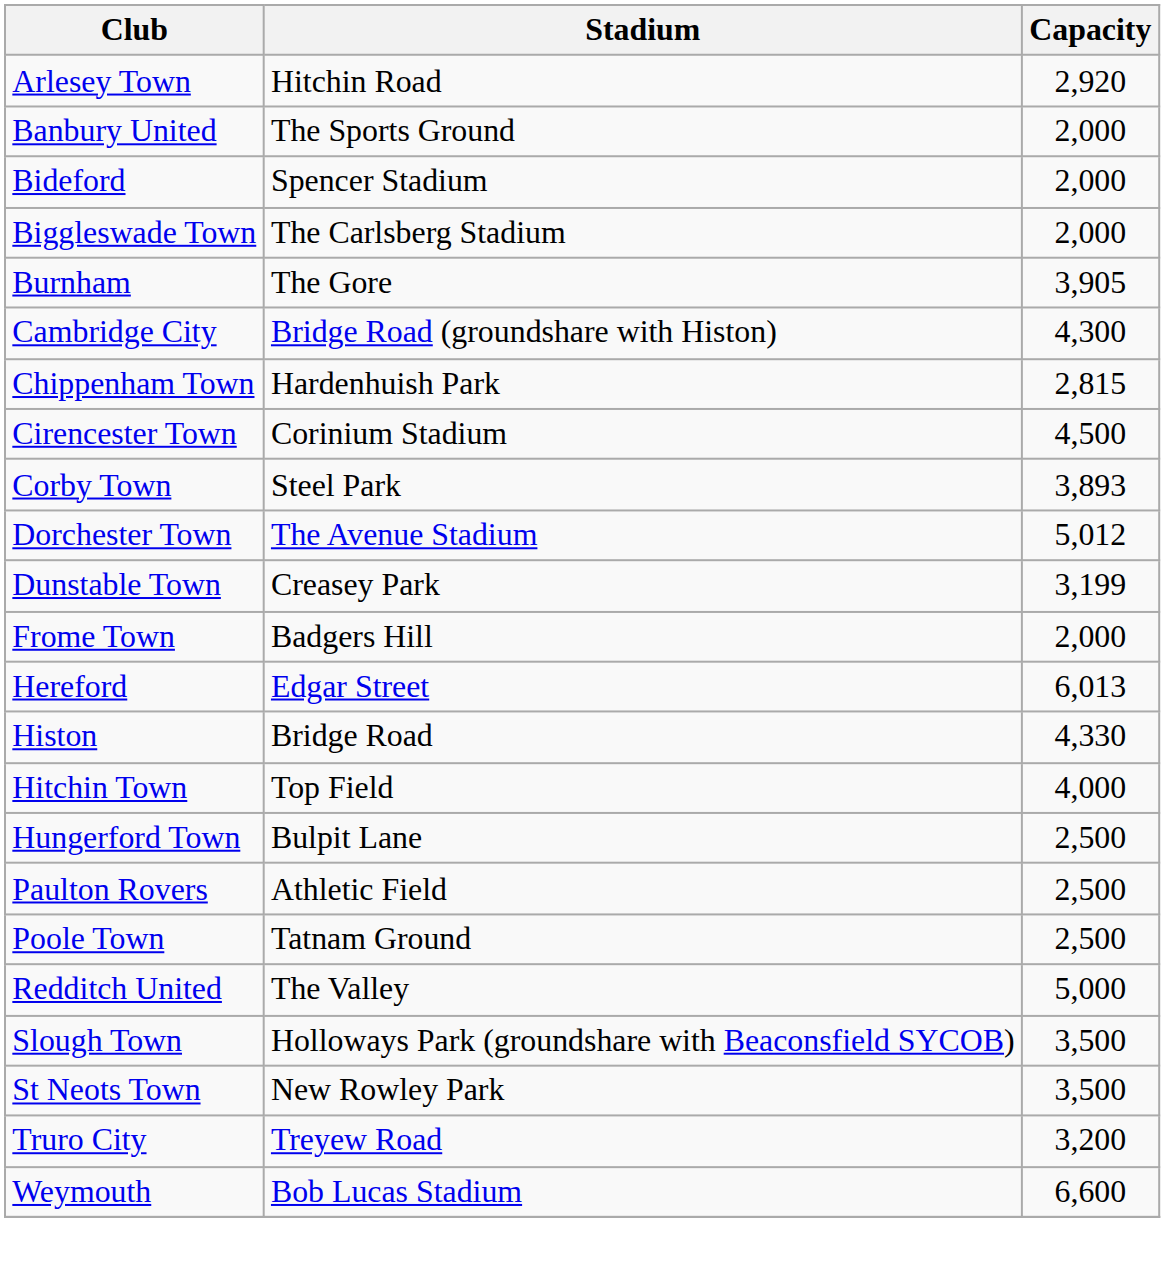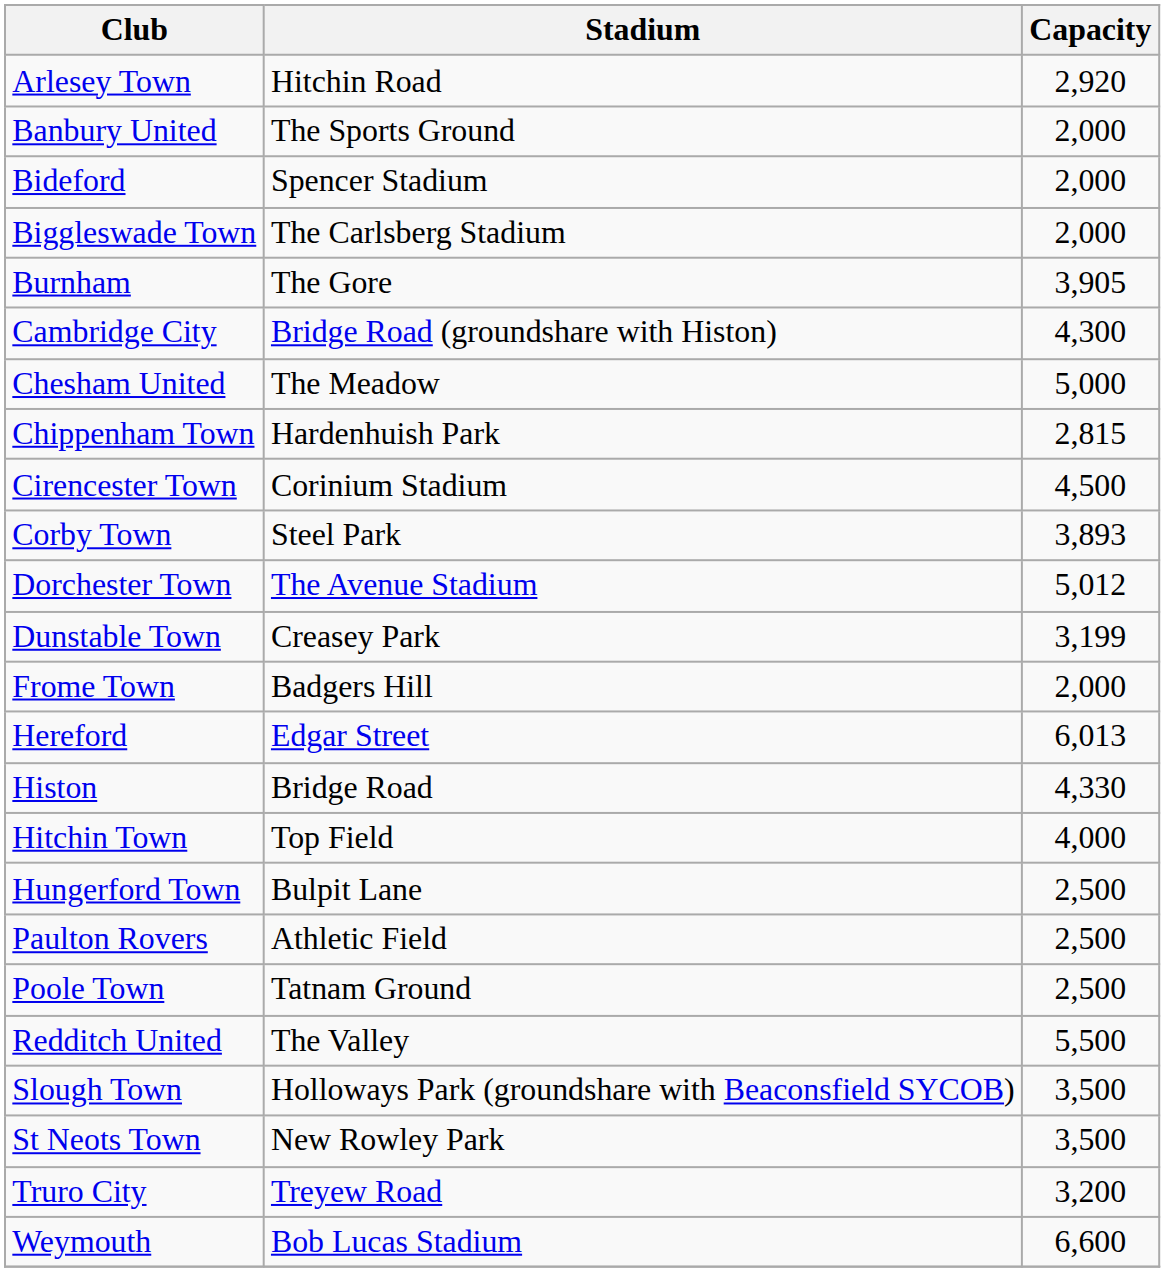+ row: (119, 383)
(1090, 989) 5,000 -> (1090, 1039) 5,500
